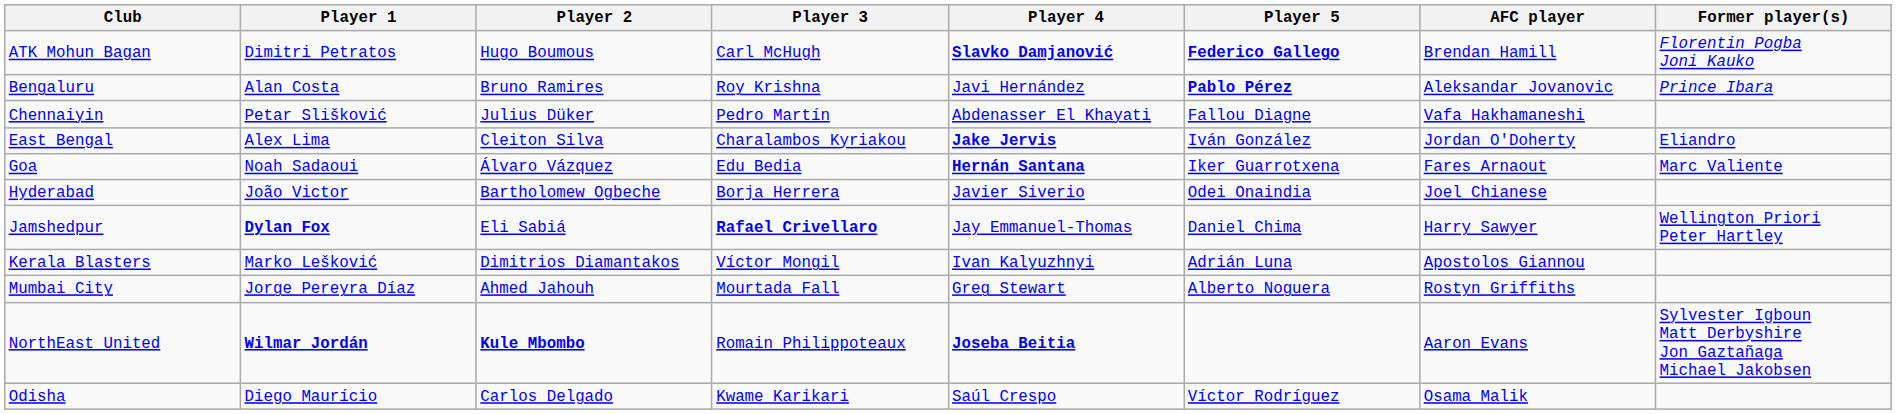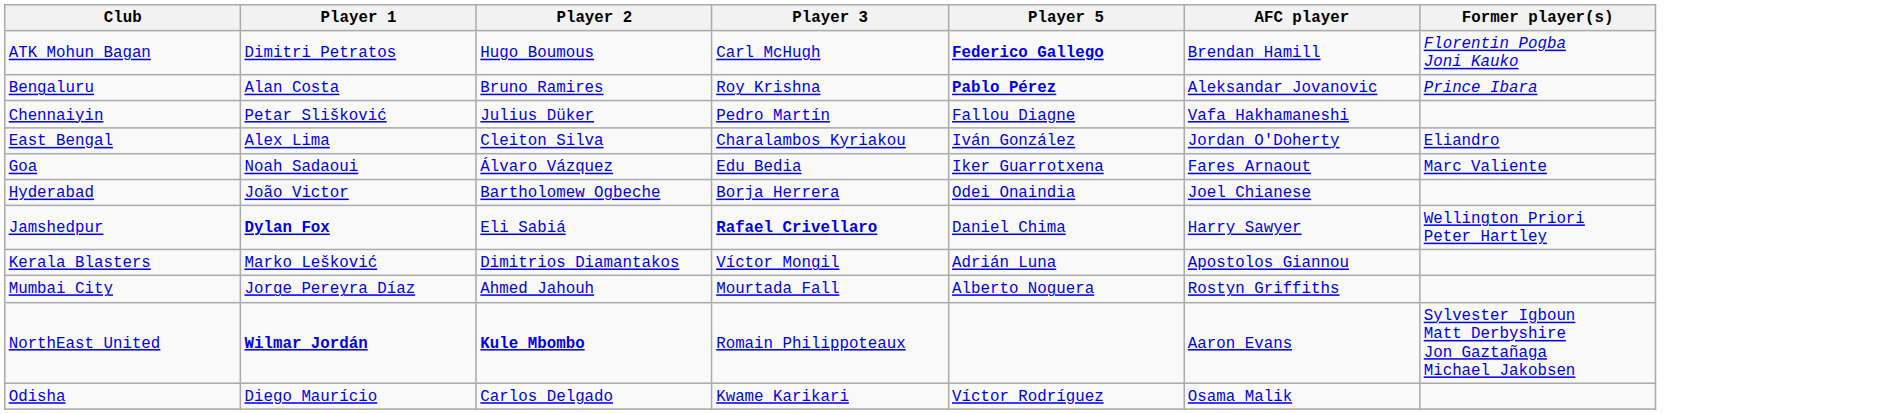- column: (1066, 18)
